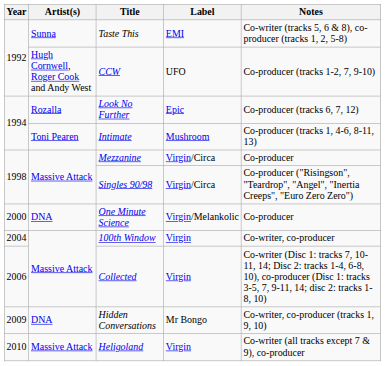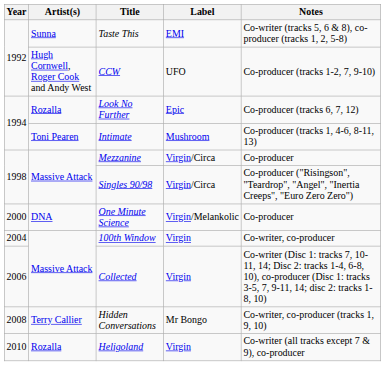(17, 320) 2009 -> (17, 320) 2008
(42, 320) DNA -> (56, 320) Terry Callier
(62, 347) Massive Attack -> (46, 347) Rozalla
